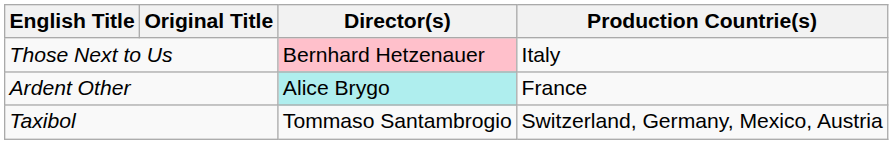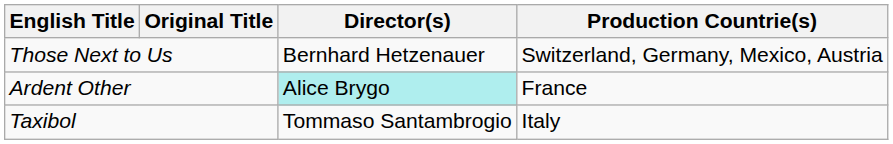(384, 54) pink background -> (384, 54) no background
(541, 54) Italy -> (702, 54) Switzerland, Germany, Mexico, Austria
(702, 121) Switzerland, Germany, Mexico, Austria -> (541, 121) Italy
